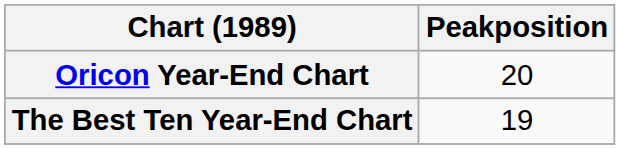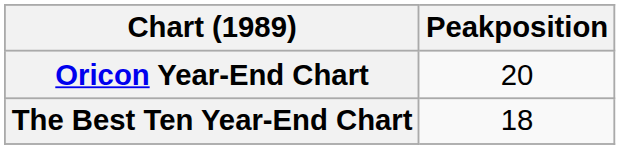(517, 120) 19 -> (517, 120) 18
